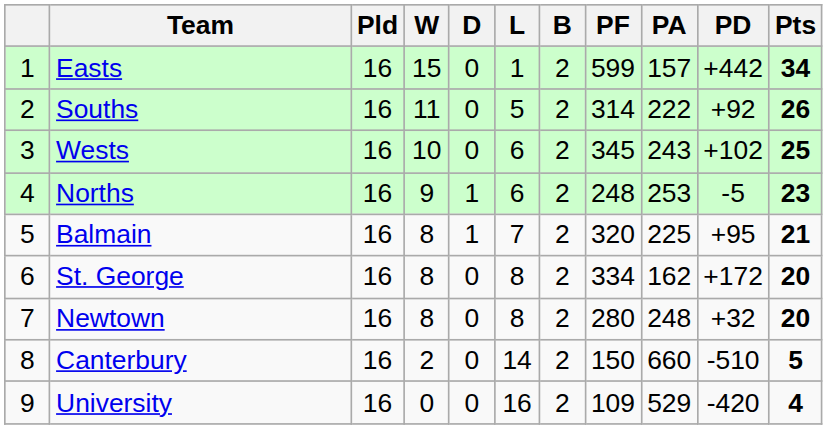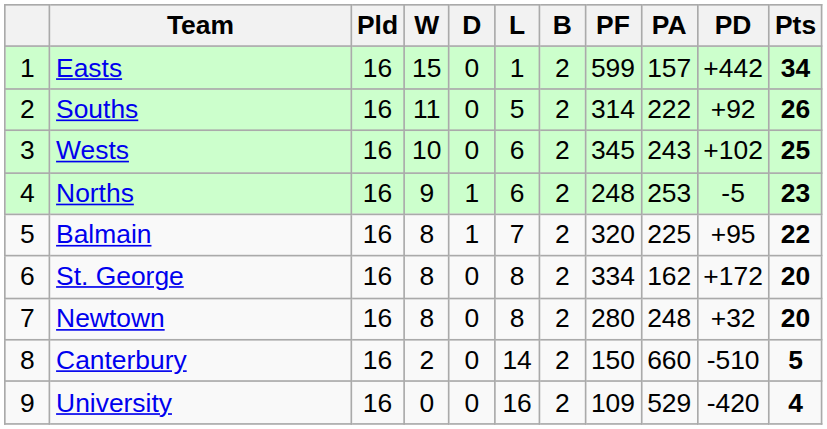(796, 234) 21 -> (796, 234) 22
